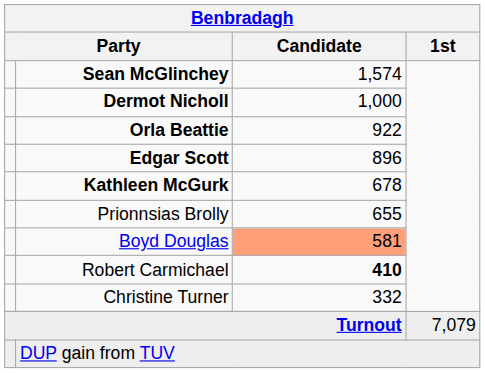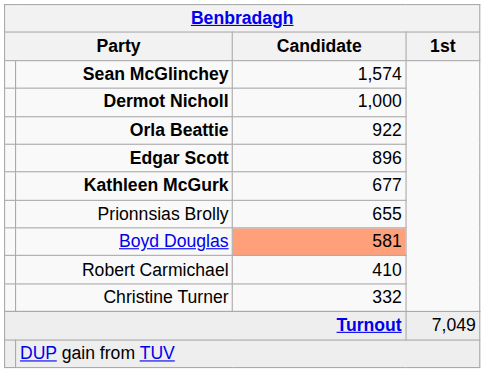(387, 185) 678 -> (387, 185) 677
(387, 269) bold -> (387, 269) normal
(454, 325) 7,079 -> (454, 325) 7,049
